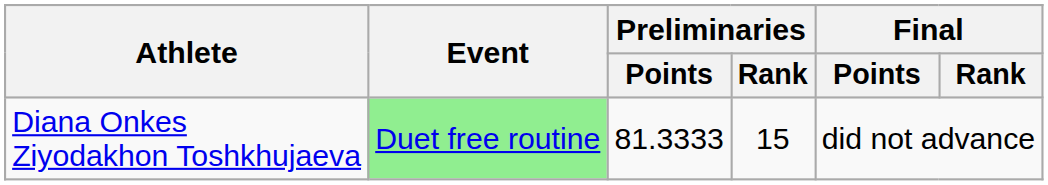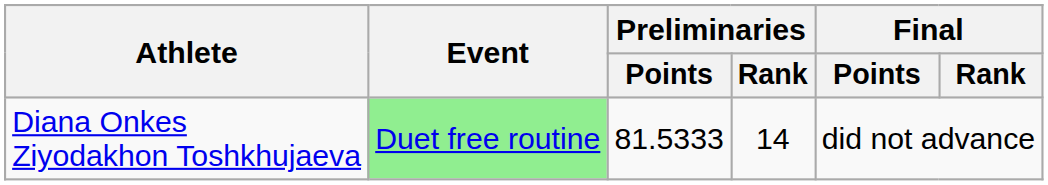(669, 139) 81.3333 -> (669, 139) 81.5333
(773, 139) 15 -> (773, 139) 14
